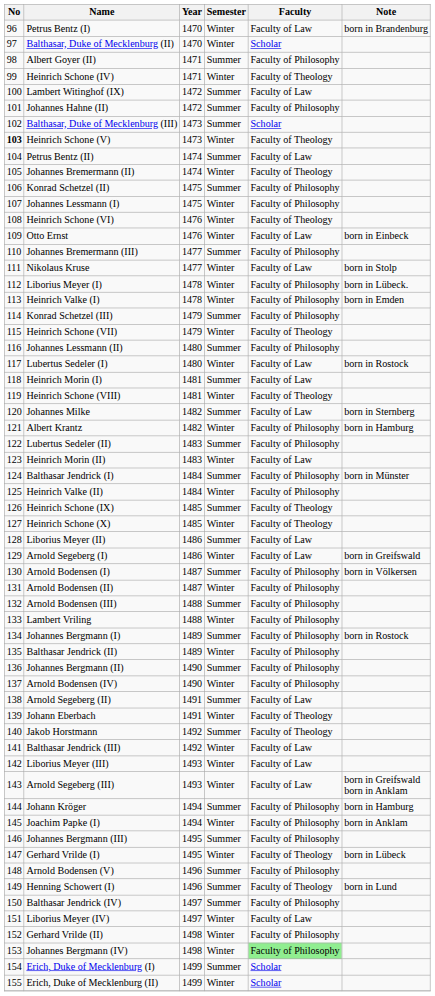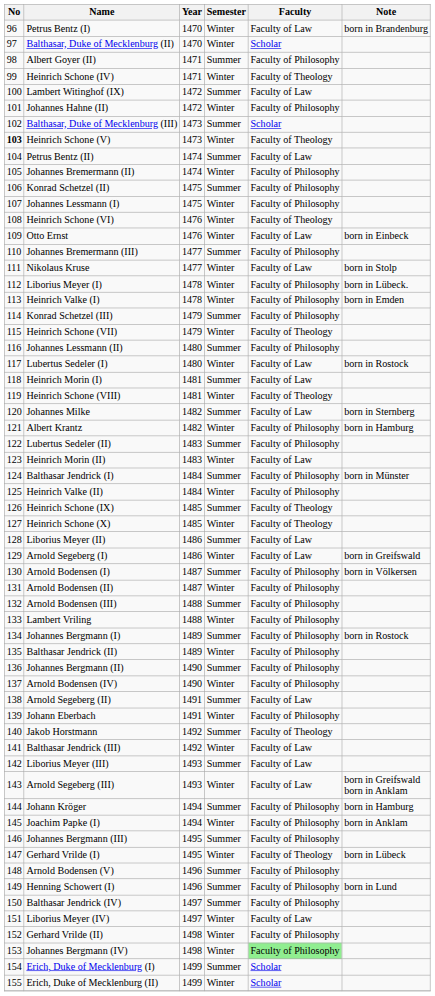(224, 108) Summer -> (220, 108) Winter
(292, 172) Faculty of Theology -> (295, 172) Faculty of Philosophy
(292, 715) Faculty of Theology -> (295, 715) Faculty of Philosophy
(220, 763) Winter -> (224, 763) Summer
(292, 887) Faculty of Theology -> (295, 887) Faculty of Philosophy
